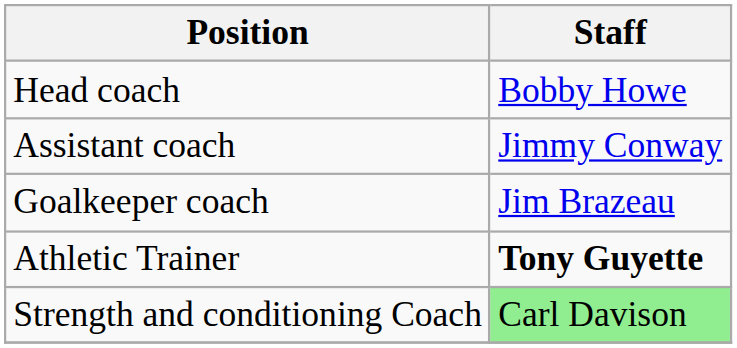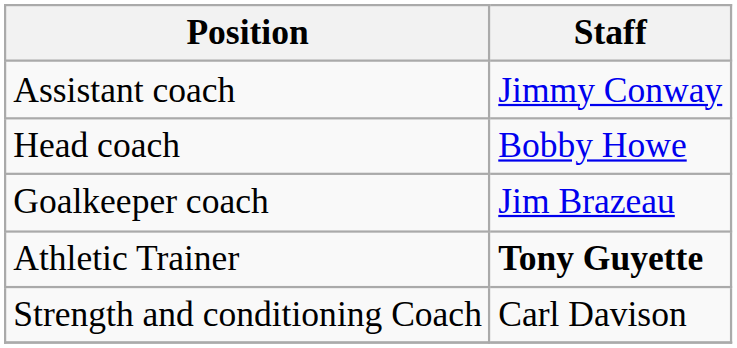rows swapped: (97, 88) <-> (124, 145)
(592, 314) lightgreen background -> (592, 314) no background
